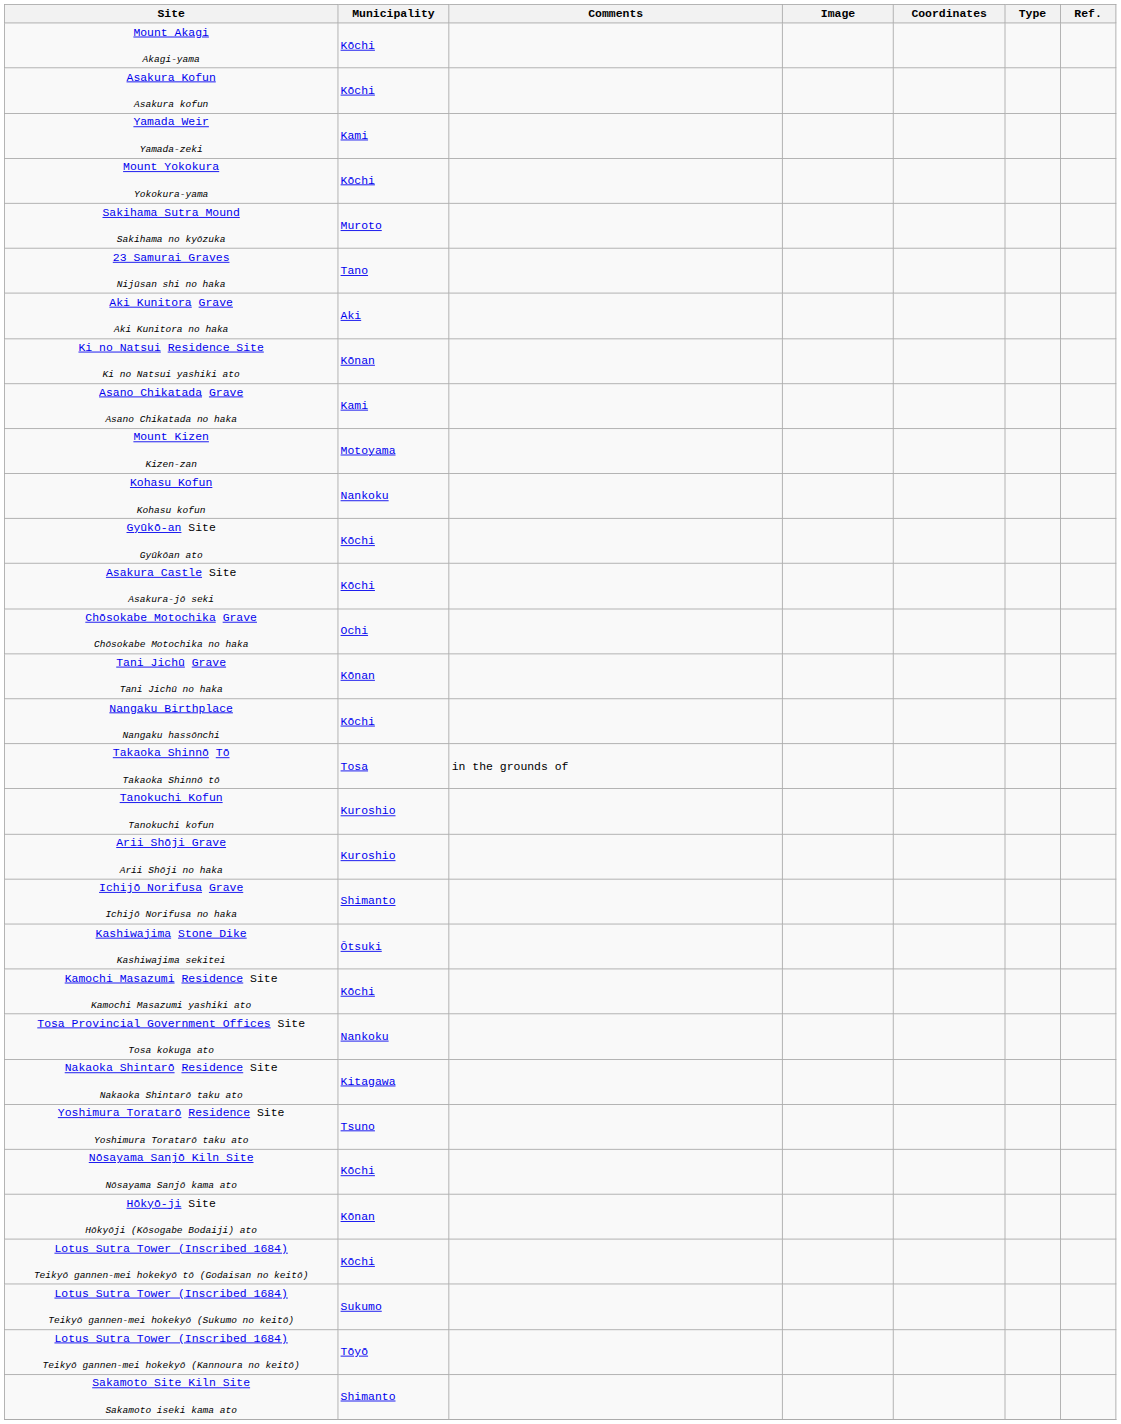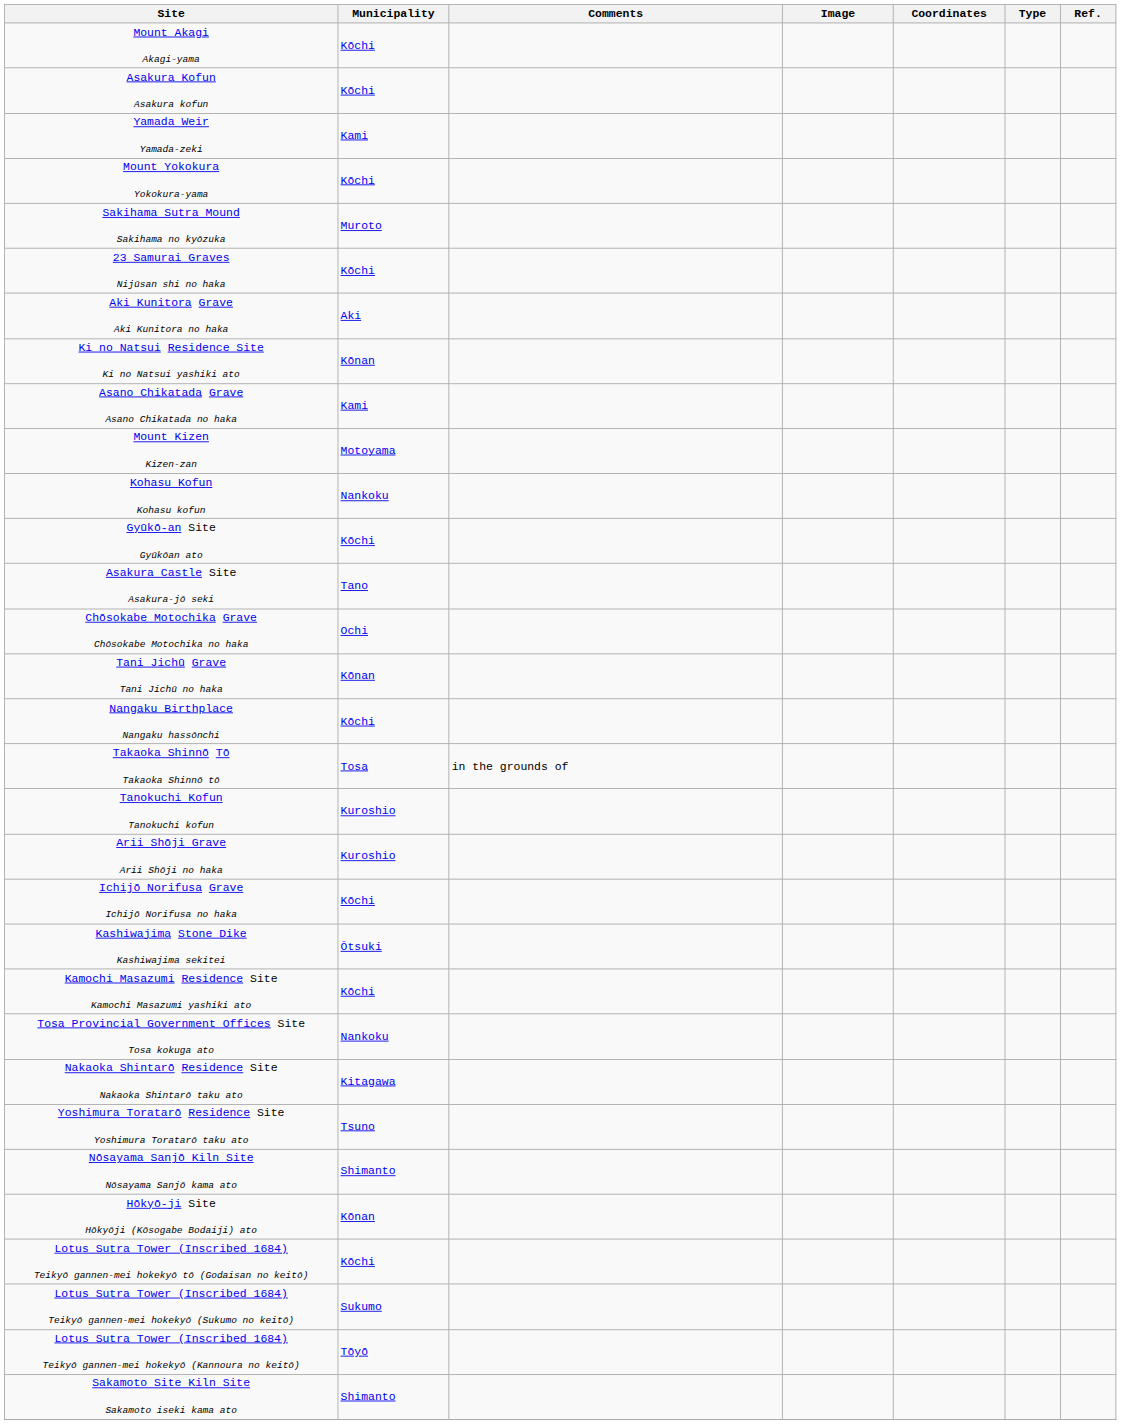(354, 271) Tano -> (358, 271) Kōchi
(358, 586) Kōchi -> (354, 586) Tano
(368, 901) Shimanto -> (358, 901) Kōchi
(358, 1172) Kōchi -> (368, 1172) Shimanto
